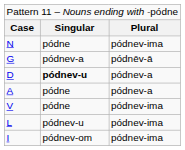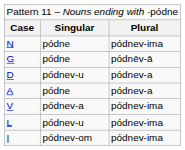(63, 59) pódnev-a -> (56, 59) pódne
(65, 75) bold -> (63, 75) normal
(56, 106) pódne -> (63, 106) pódnev-a
